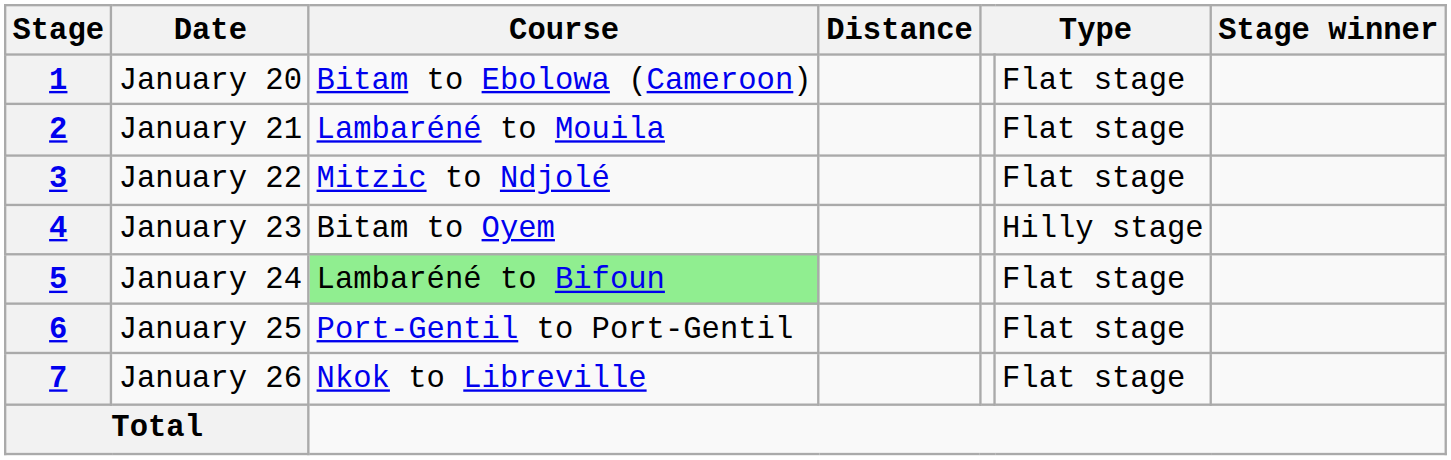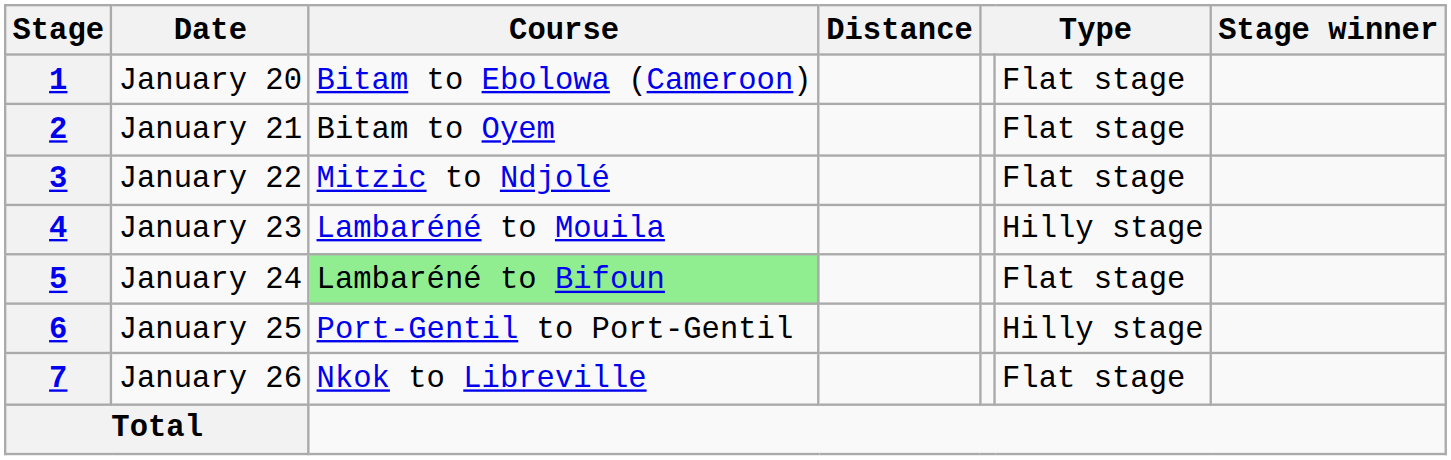(491, 130) Lambaréné to Mouila -> (436, 130) Bitam to Oyem
(436, 229) Bitam to Oyem -> (491, 229) Lambaréné to Mouila
(1094, 329) Flat stage -> (1103, 329) Hilly stage
